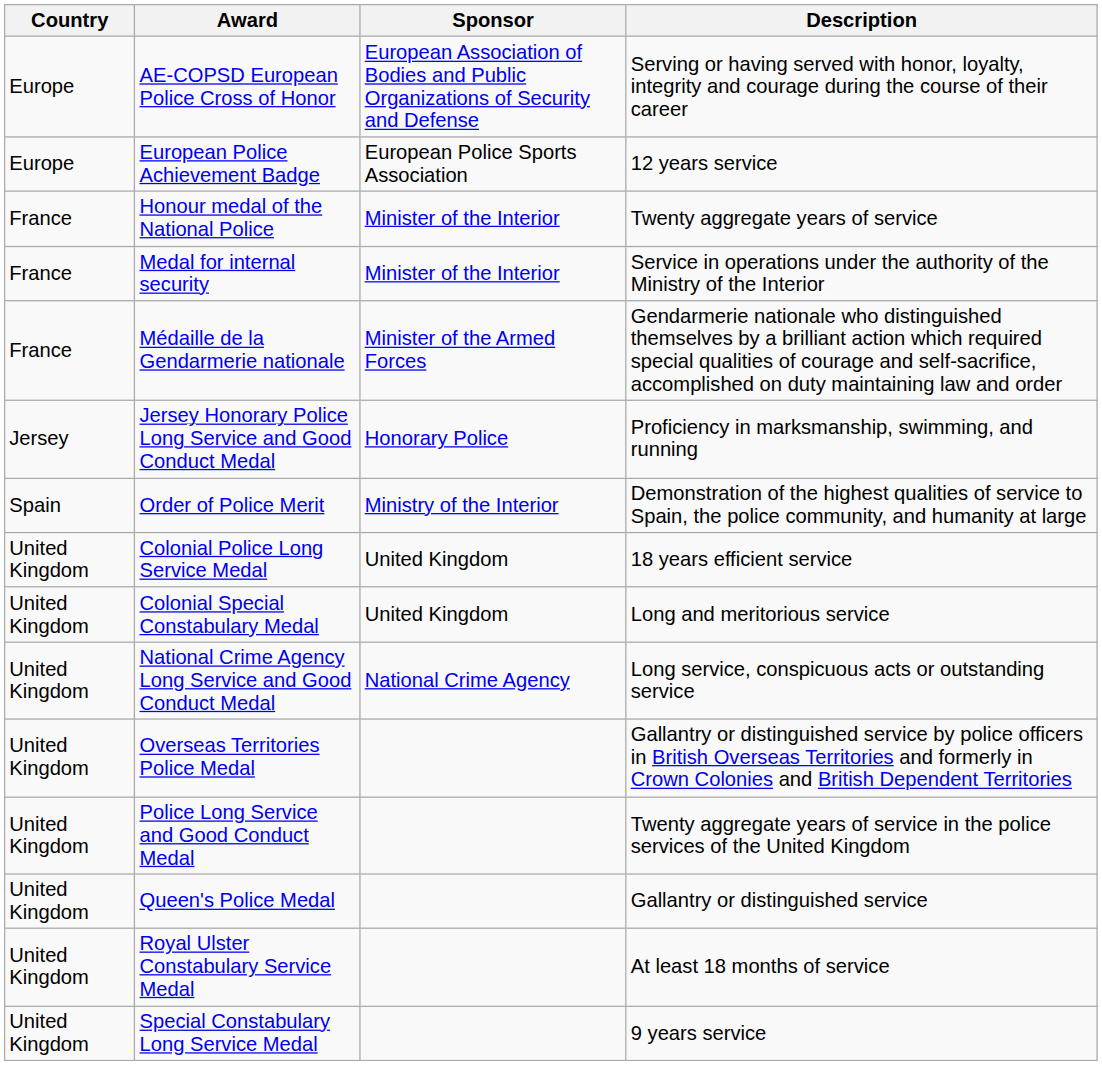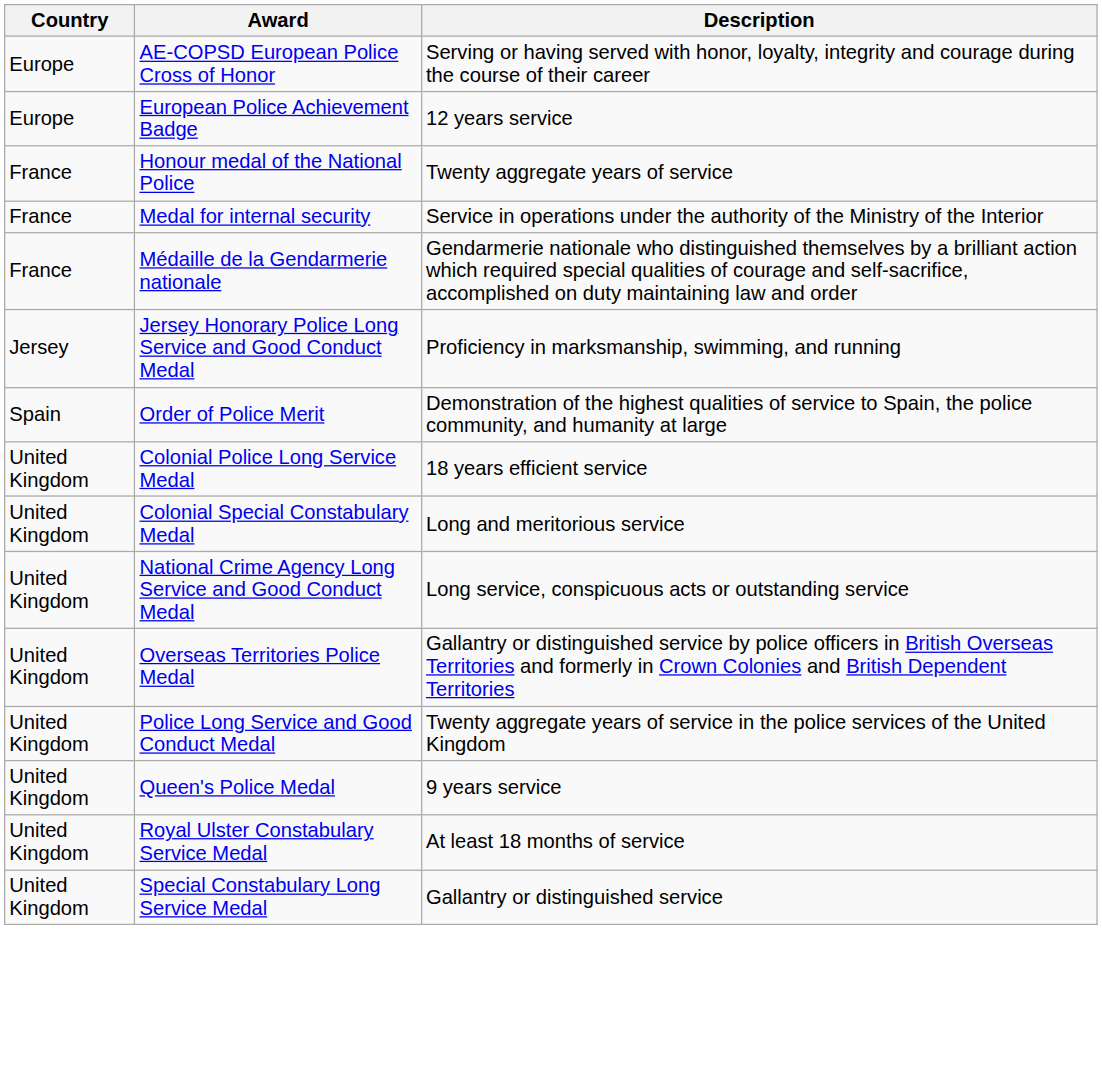- column: (493, 20)
(779, 901) Gallantry or distinguished service -> (494, 787) 9 years service
(699, 1033) 9 years service -> (574, 896) Gallantry or distinguished service
